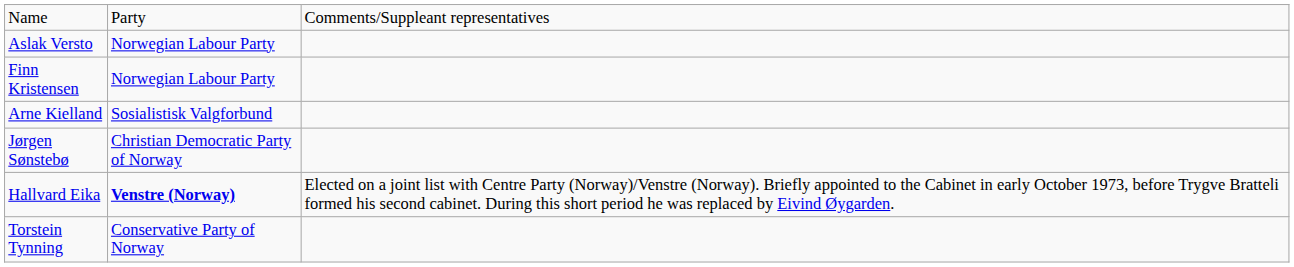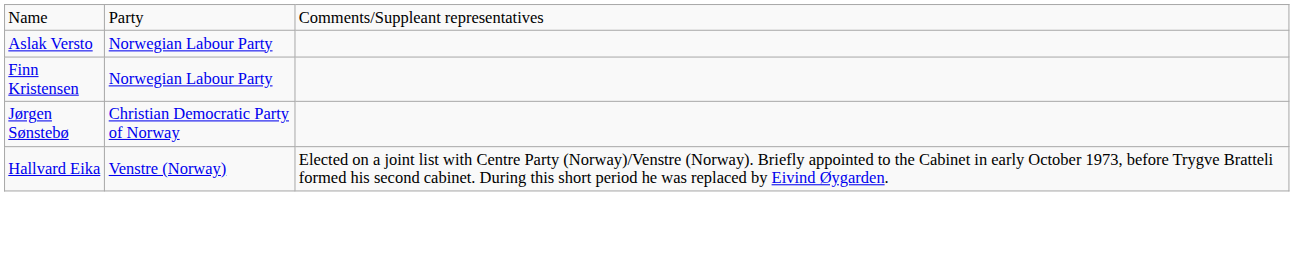- row: (55, 114)
(173, 194) bold -> (168, 168) normal
- row: (36, 239)
